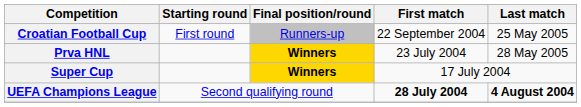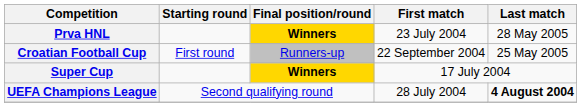rows swapped: (82, 53) <-> (82, 33)
(431, 92) bold -> (431, 92) normal
